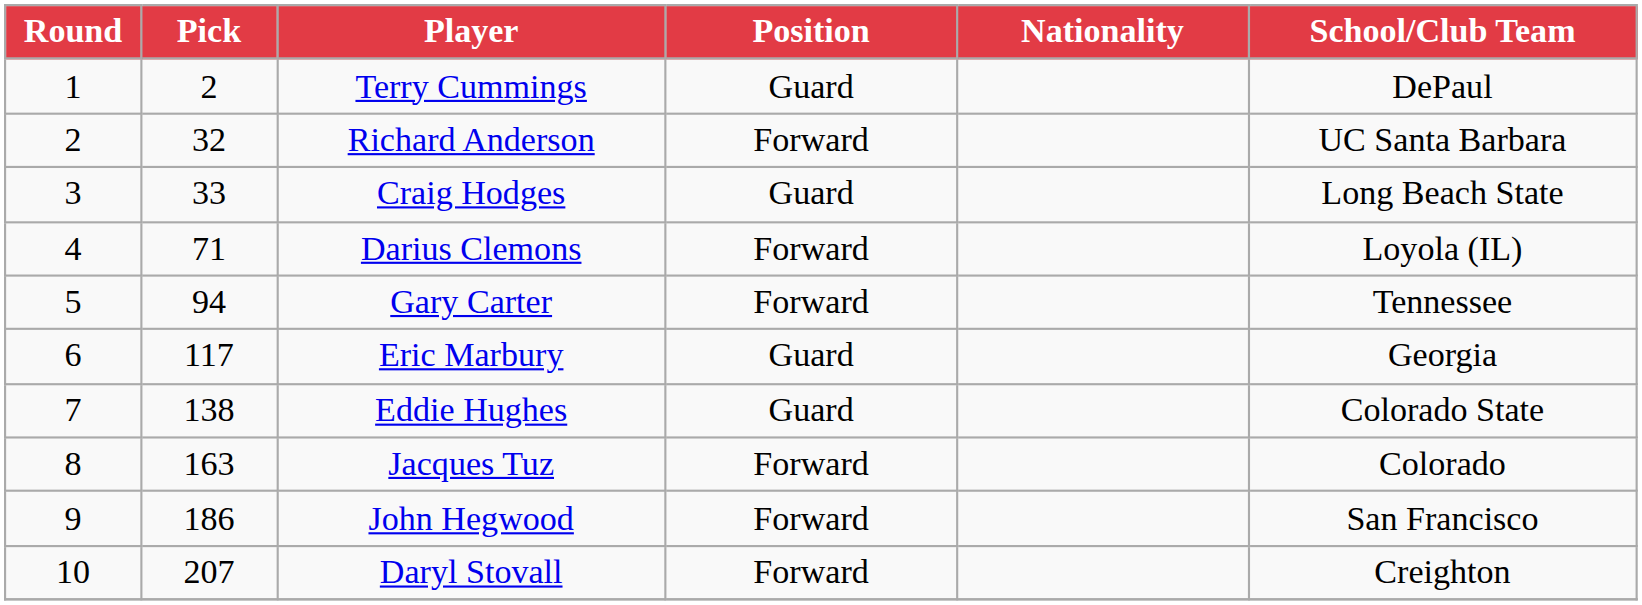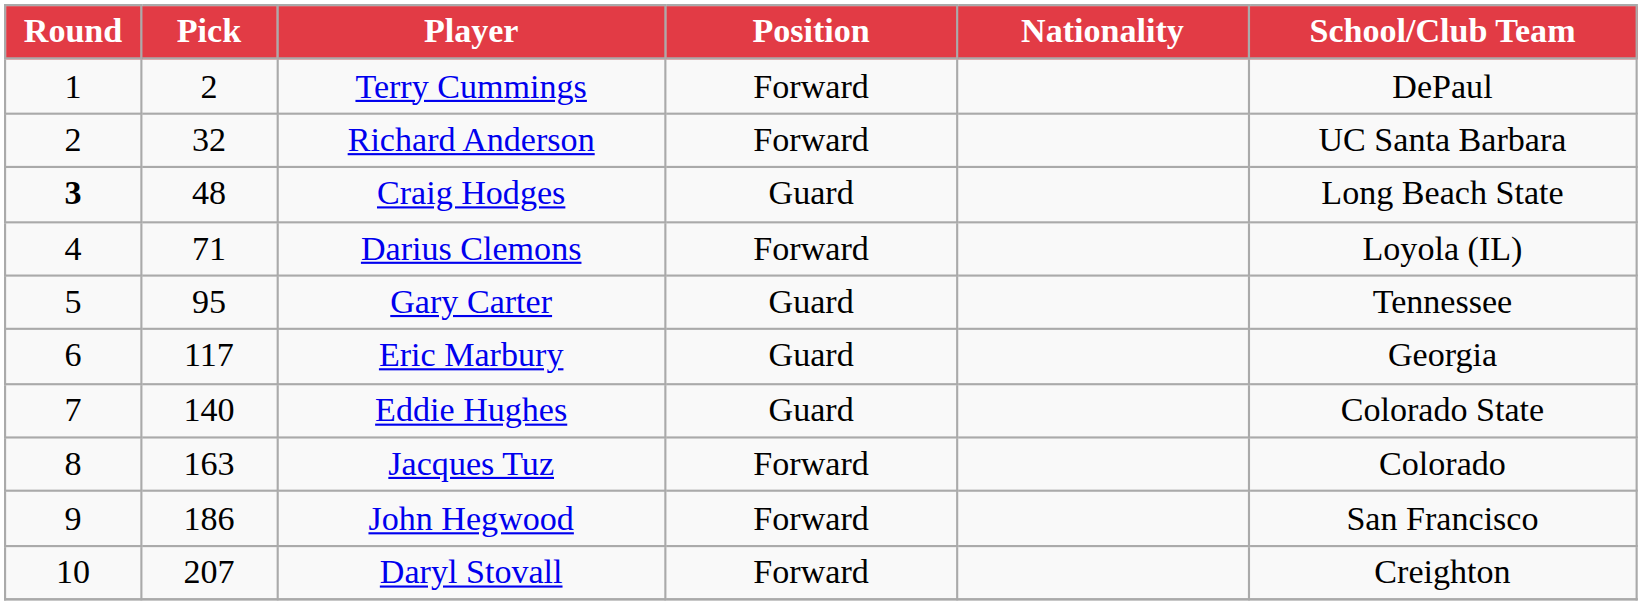(811, 85) Guard -> (811, 85) Forward
(73, 193) normal -> (73, 193) bold
(209, 193) 33 -> (209, 193) 48
(209, 301) 94 -> (209, 301) 95
(811, 301) Forward -> (811, 301) Guard
(209, 409) 138 -> (209, 409) 140
